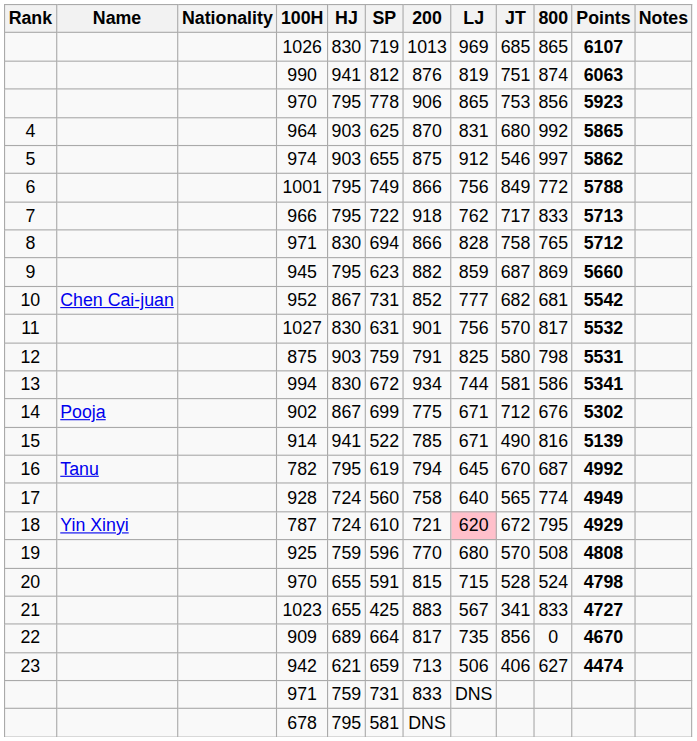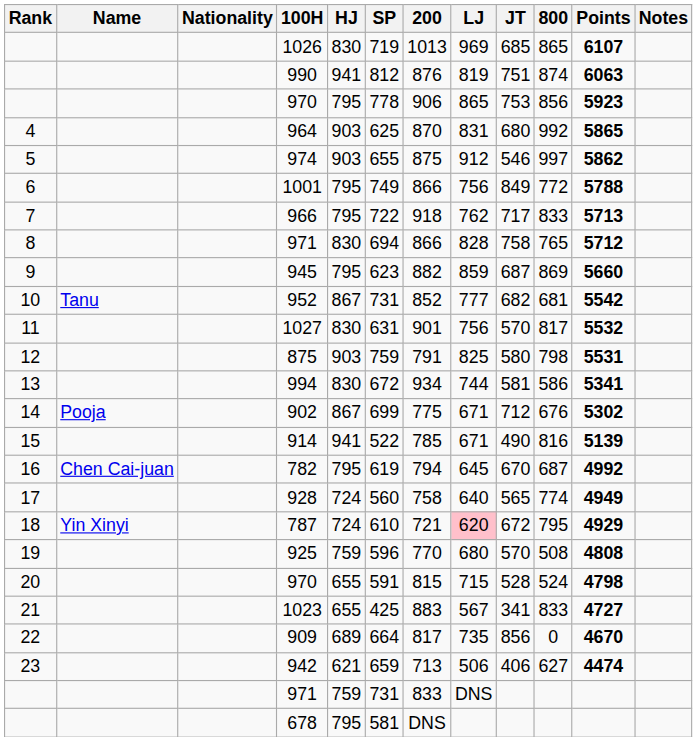(117, 300) Chen Cai-juan -> (80, 300) Tanu
(80, 469) Tanu -> (117, 469) Chen Cai-juan
